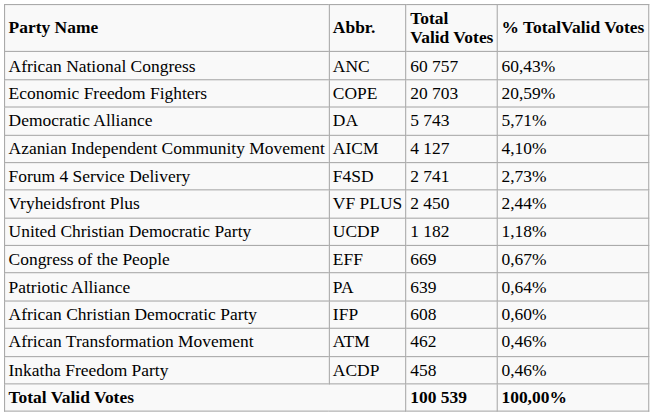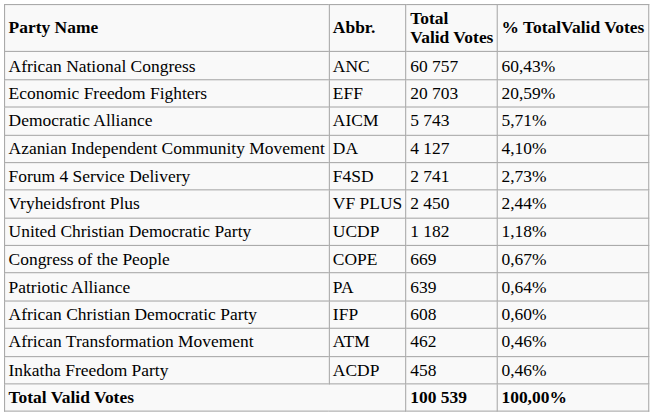(355, 93) COPE -> (348, 93) EFF
(345, 120) DA -> (356, 120) AICM
(356, 148) AICM -> (345, 148) DA
(348, 259) EFF -> (355, 259) COPE
